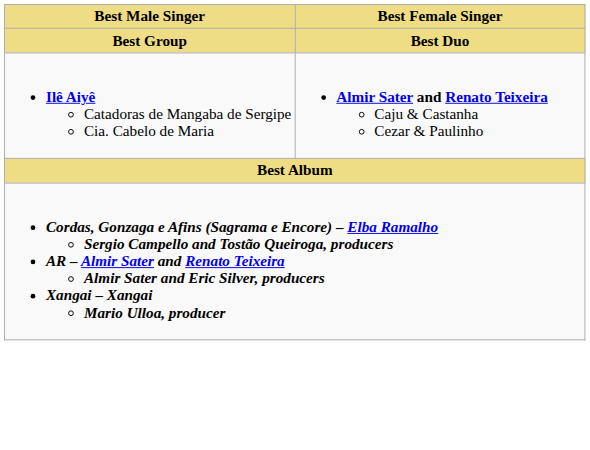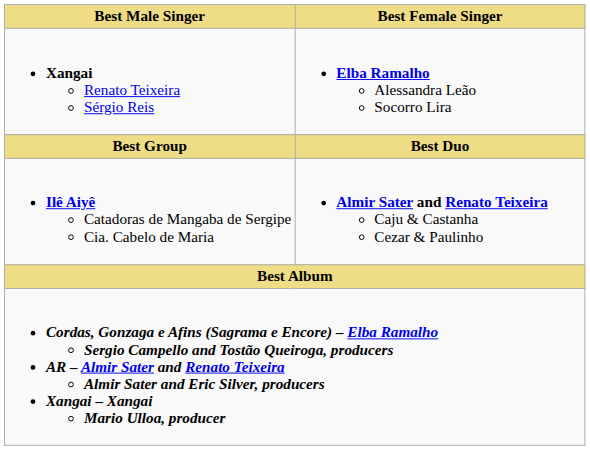+ row: (150, 90)
